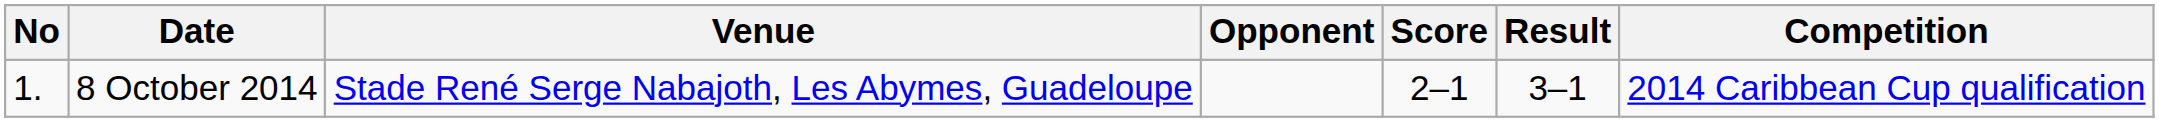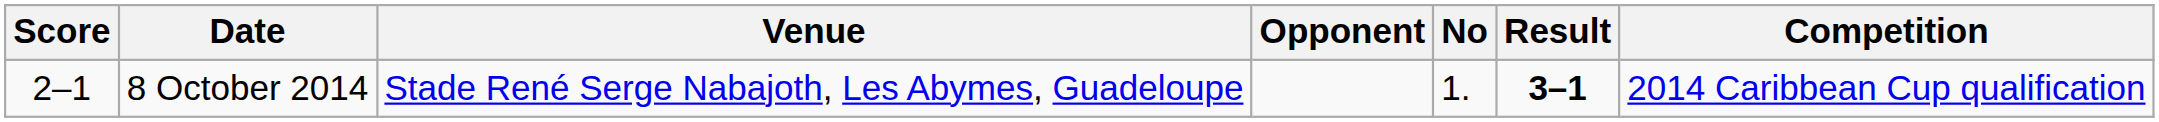columns swapped: (37, 32) <-> (1439, 32)
(1558, 87) normal -> (1558, 87) bold
